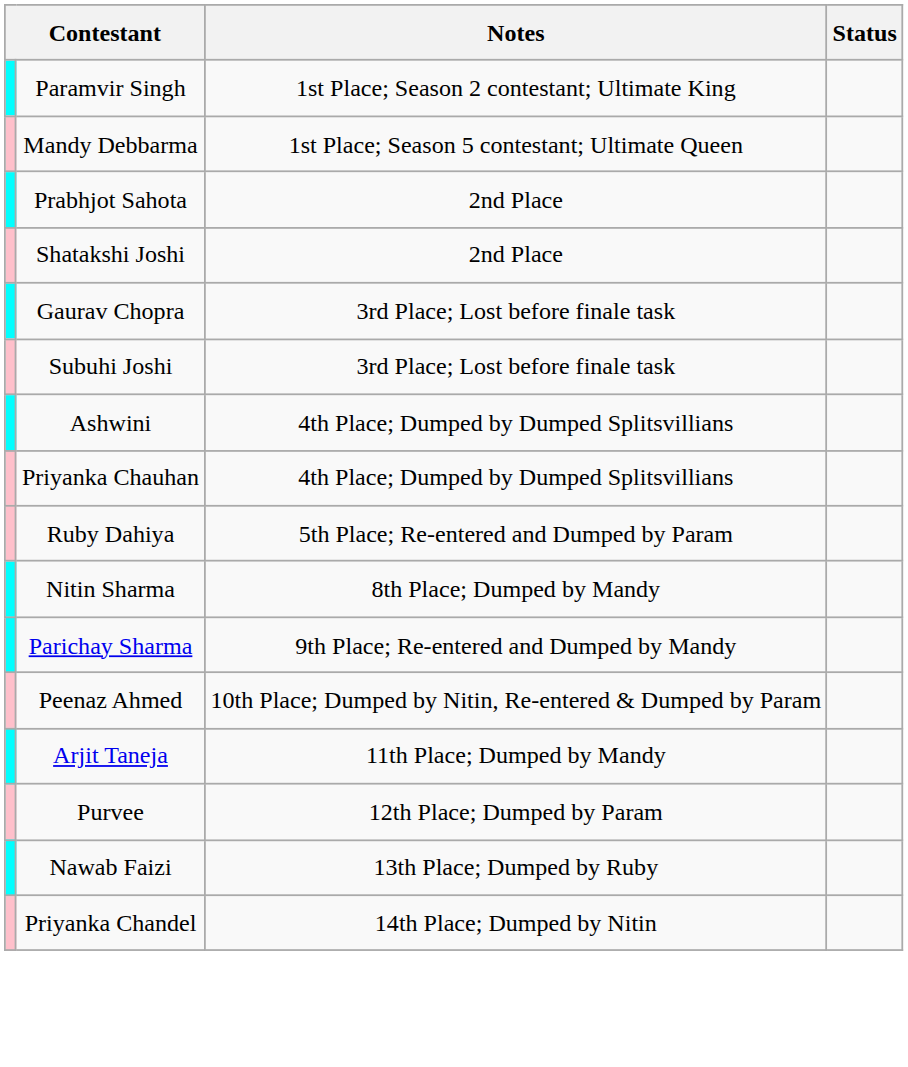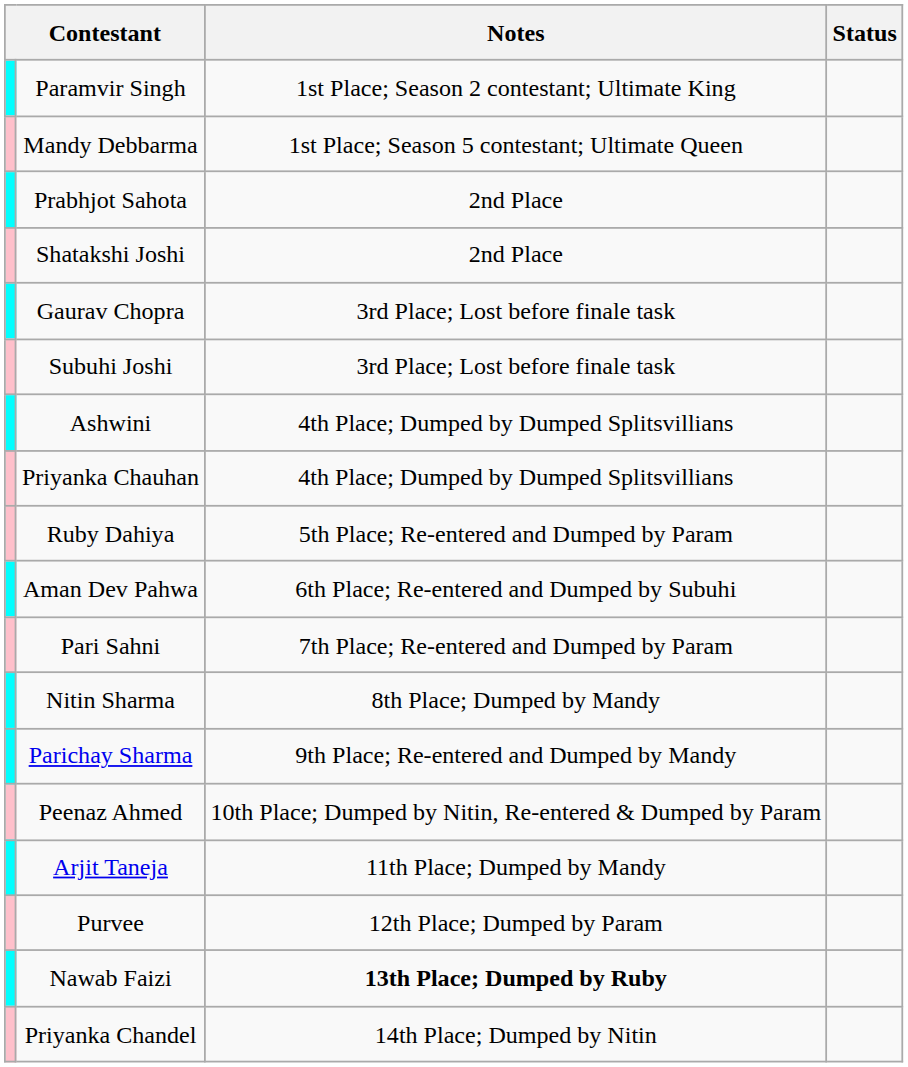+ row: (111, 589)
+ row: (111, 644)
(516, 867) normal -> (516, 978) bold
